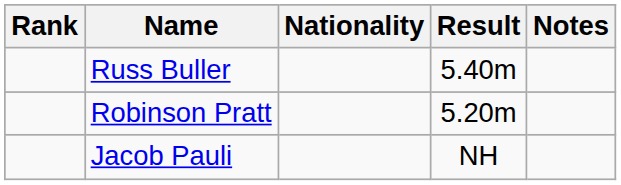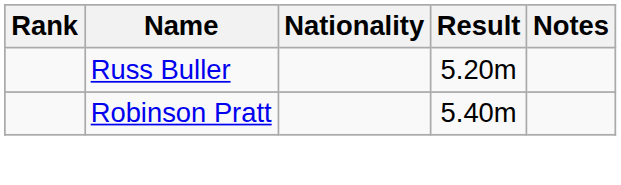(479, 69) 5.40m -> (479, 69) 5.20m
(479, 112) 5.20m -> (479, 112) 5.40m
- row: (161, 156)
